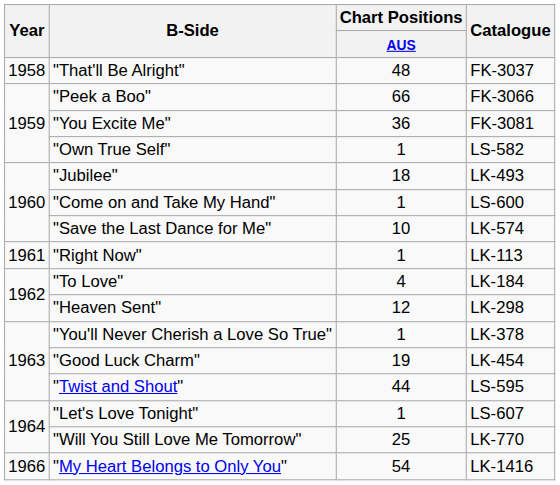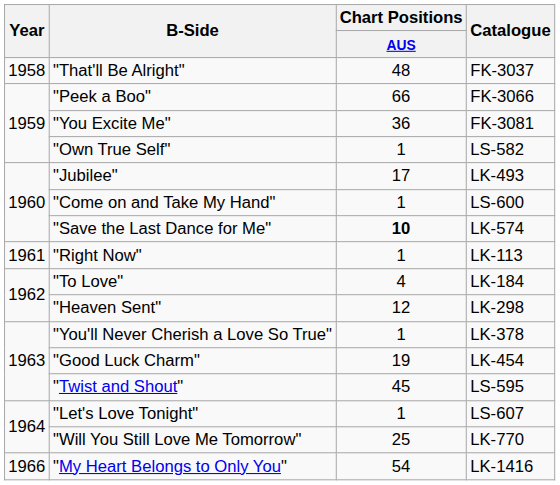(401, 176) 18 -> (401, 176) 17
(401, 228) normal -> (401, 228) bold
(401, 387) 44 -> (401, 387) 45
